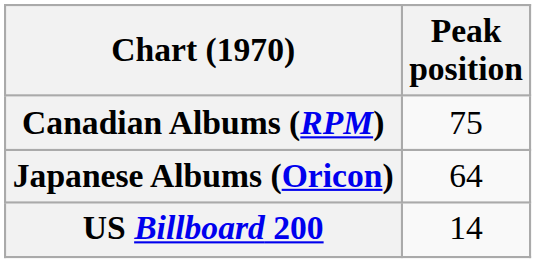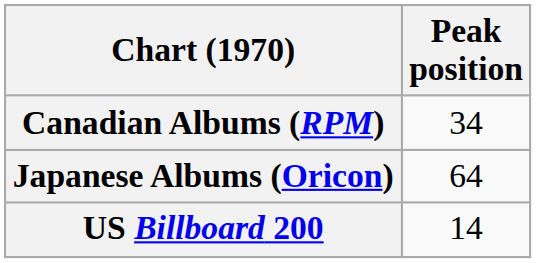(466, 122) 75 -> (466, 122) 34
